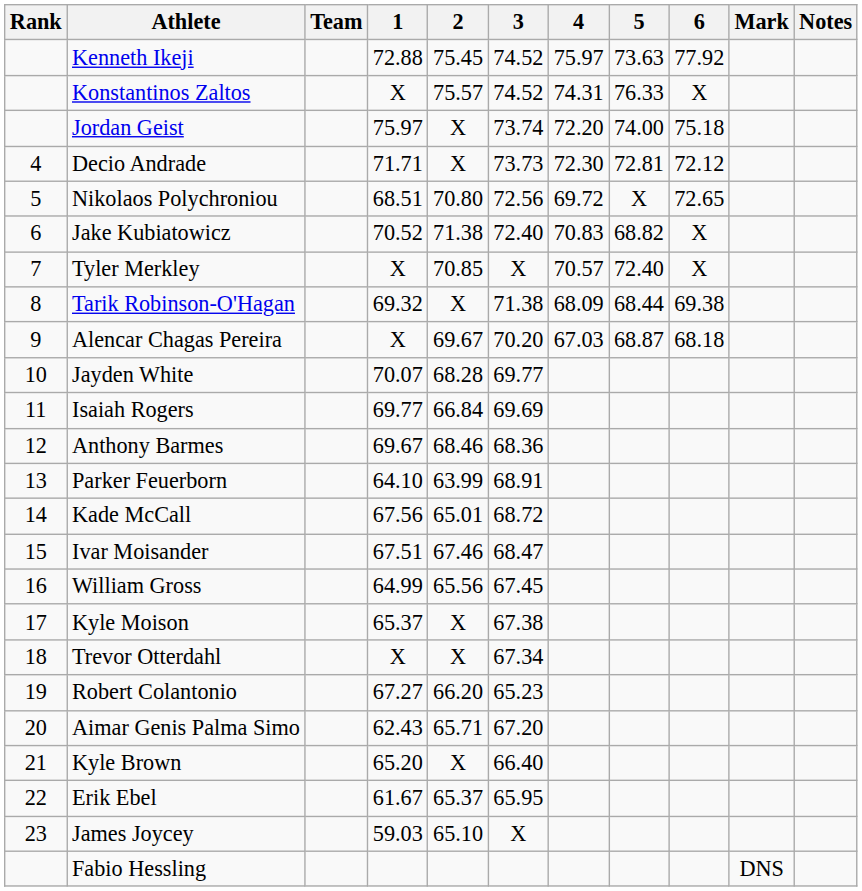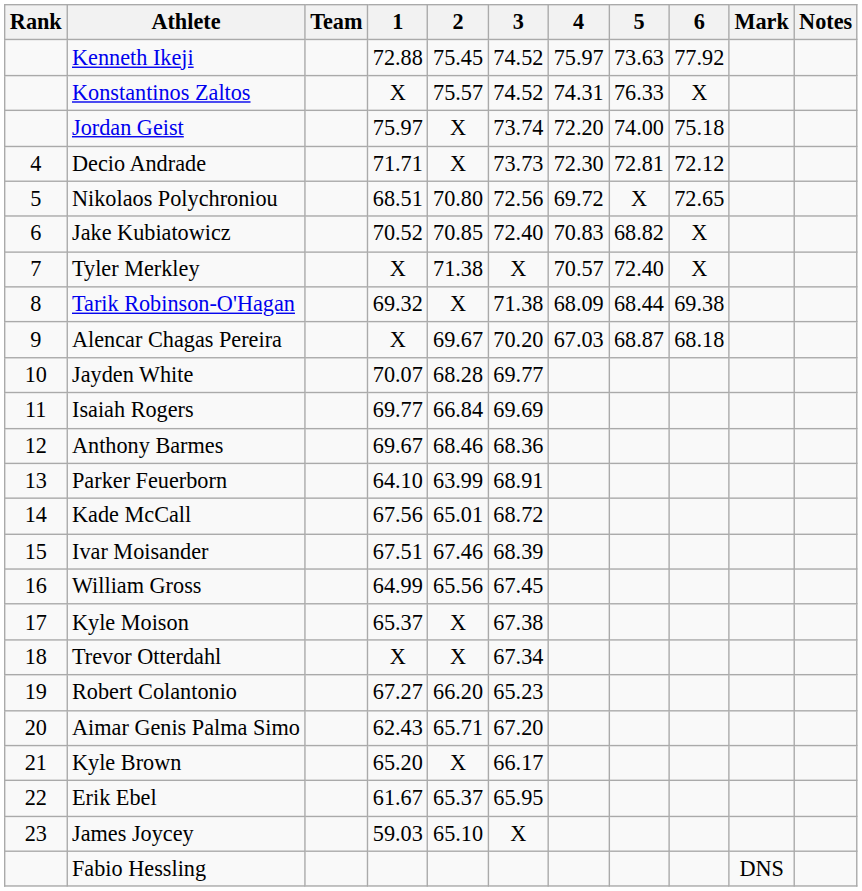(458, 233) 71.38 -> (458, 233) 70.85
(458, 269) 70.85 -> (458, 269) 71.38
(518, 551) 68.47 -> (518, 551) 68.39
(518, 762) 66.40 -> (518, 762) 66.17
